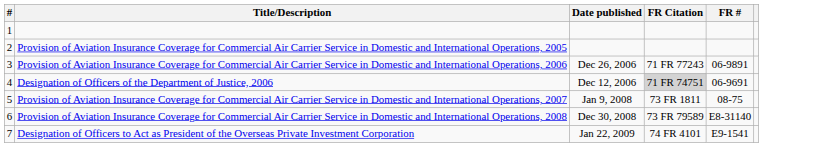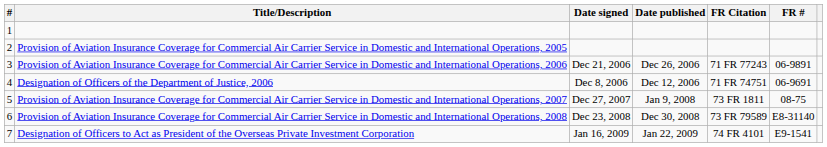+ column: (601, 13)
(675, 82) lightgrey background -> (739, 82) no background
